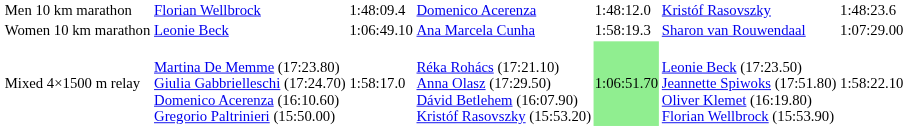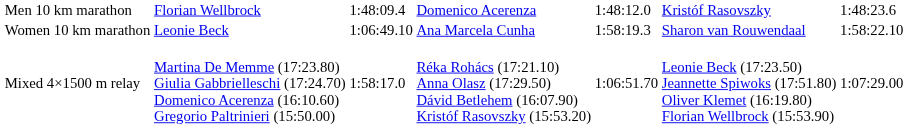(872, 30) 1:07:29.00 -> (872, 30) 1:58:22.10
(626, 83) lightgreen background -> (626, 83) no background
(872, 83) 1:58:22.10 -> (872, 83) 1:07:29.00
